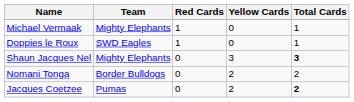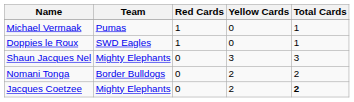(133, 27) Mighty Elephants -> (111, 27) Pumas
(296, 58) bold -> (296, 58) normal
(111, 89) Pumas -> (133, 89) Mighty Elephants
